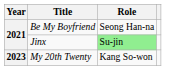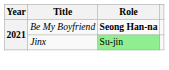(127, 27) normal -> (129, 27) bold
- row: (61, 57)
